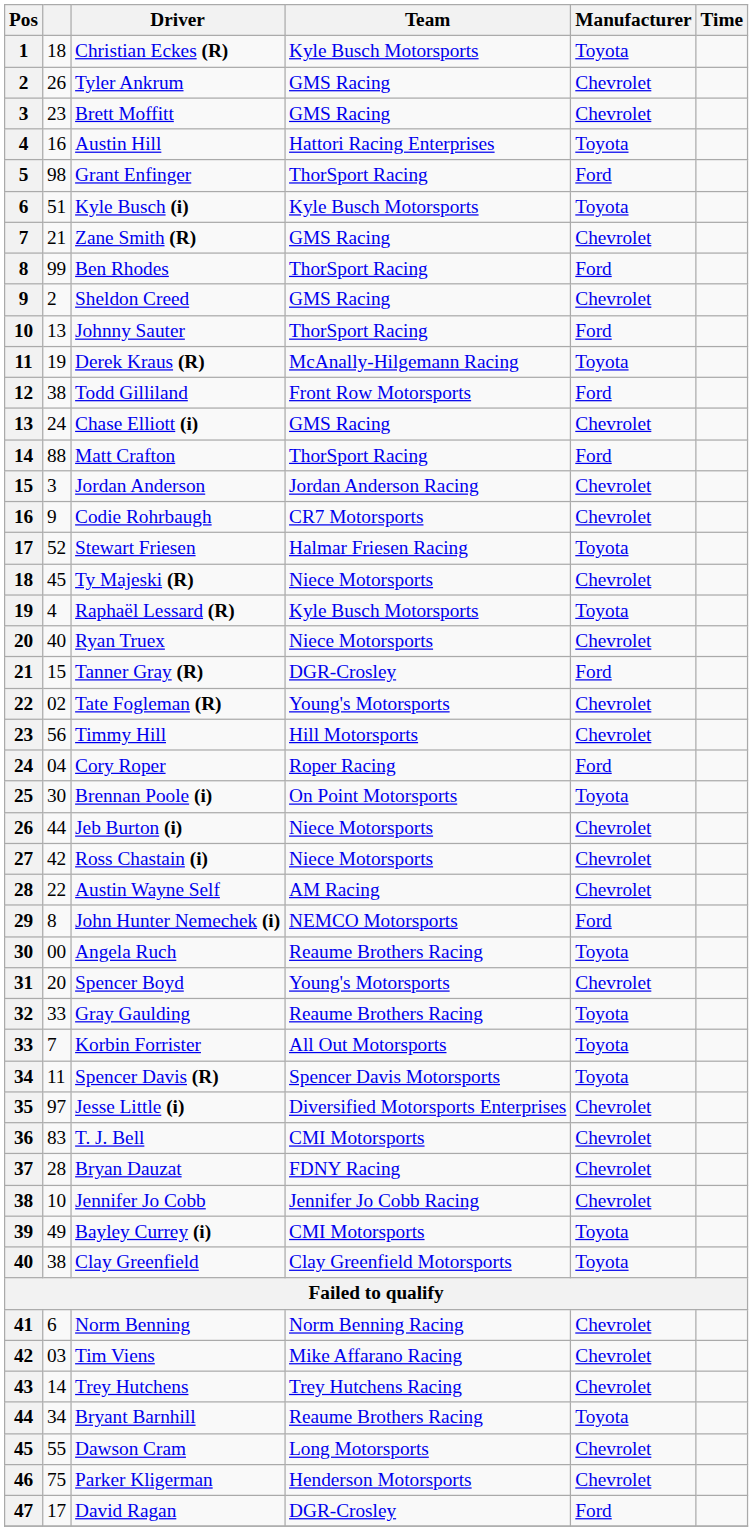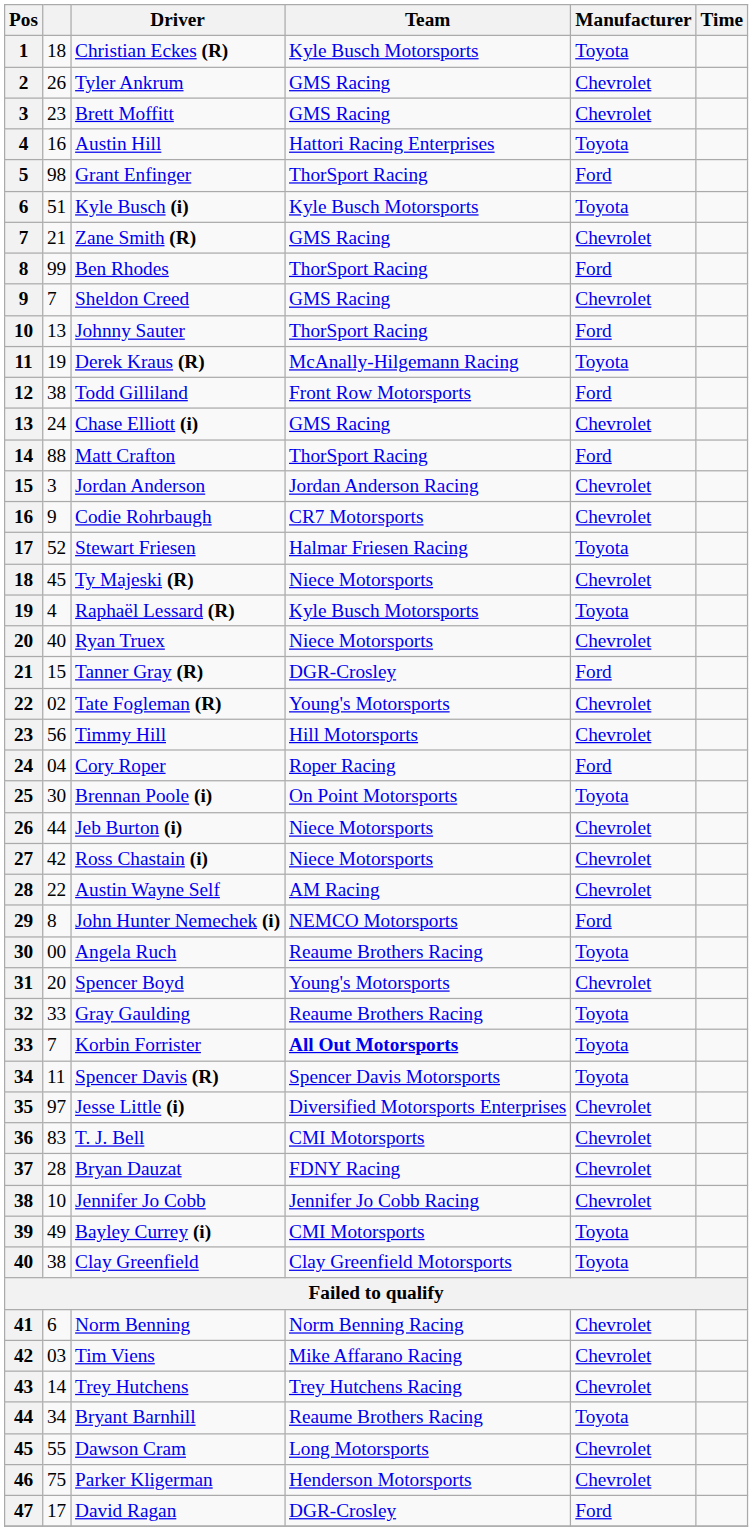(52, 299) 2 -> (52, 299) 7
(368, 1044) normal -> (374, 1044) bold
